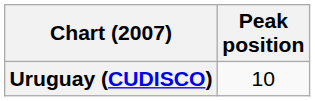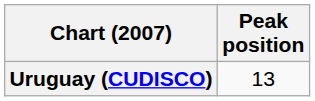(263, 78) 10 -> (263, 78) 13
